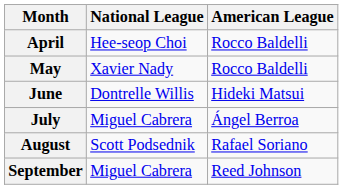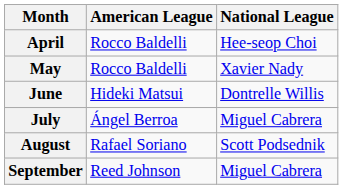columns swapped: (272, 17) <-> (147, 17)
